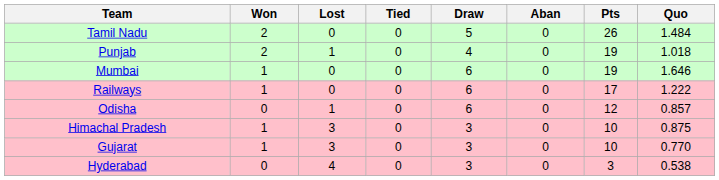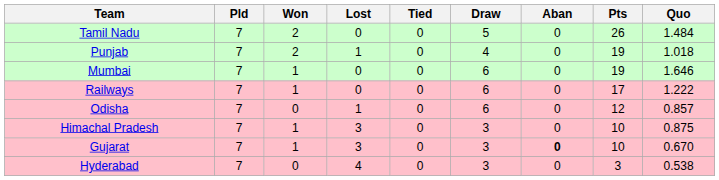+ column: (239, 14)
(546, 147) normal -> (557, 147) bold
(676, 147) 0.770 -> (679, 147) 0.670
